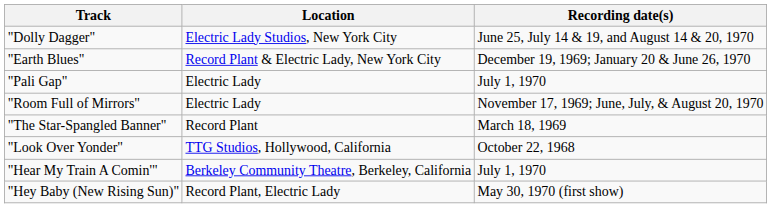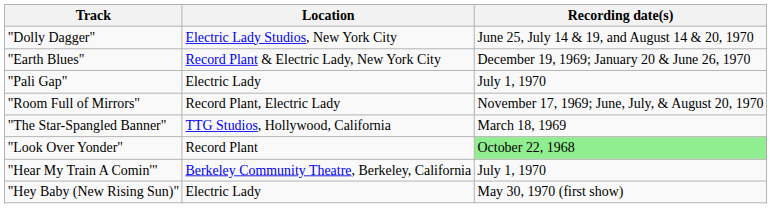(223, 103) Electric Lady -> (263, 103) Record Plant, Electric Lady
(222, 125) Record Plant -> (288, 125) TTG Studios, Hollywood, California
(288, 147) TTG Studios, Hollywood, California -> (222, 147) Record Plant
(526, 147) no background -> (526, 147) lightgreen background
(263, 192) Record Plant, Electric Lady -> (223, 192) Electric Lady
